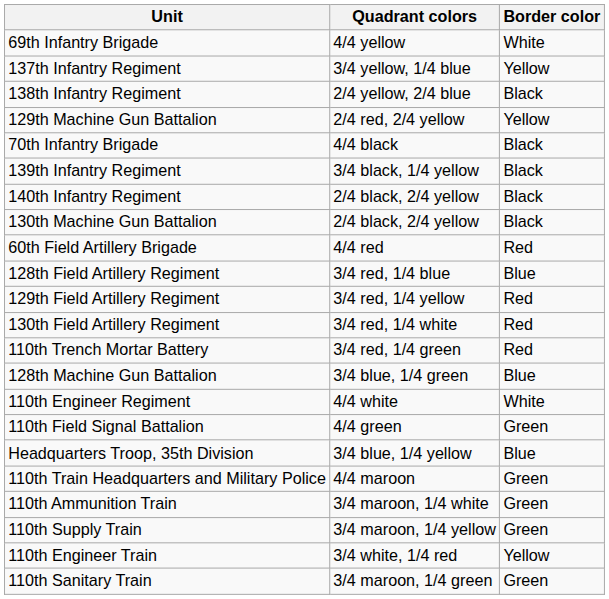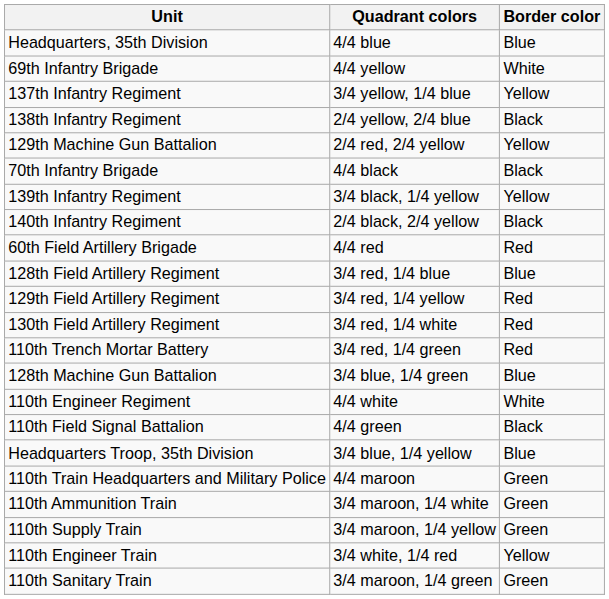+ row: (108, 42)
(523, 171) Black -> (526, 196) Yellow
- row: (112, 222)
(526, 427) Green -> (523, 427) Black
